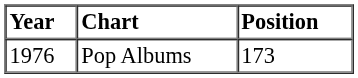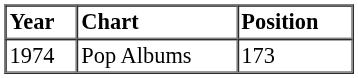(32, 55) 1976 -> (32, 55) 1974
